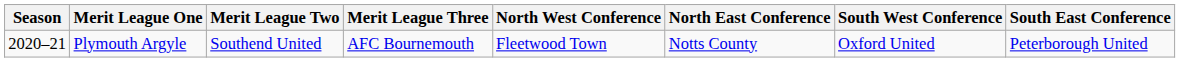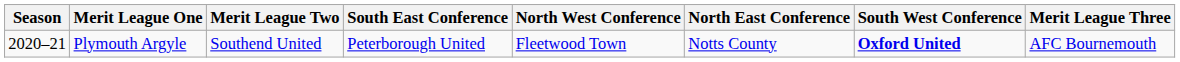columns swapped: (418, 17) <-> (1090, 17)
(886, 43) normal -> (909, 43) bold
